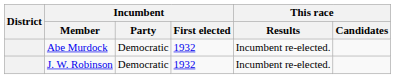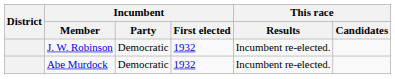rows swapped: (77, 47) <-> (80, 64)
